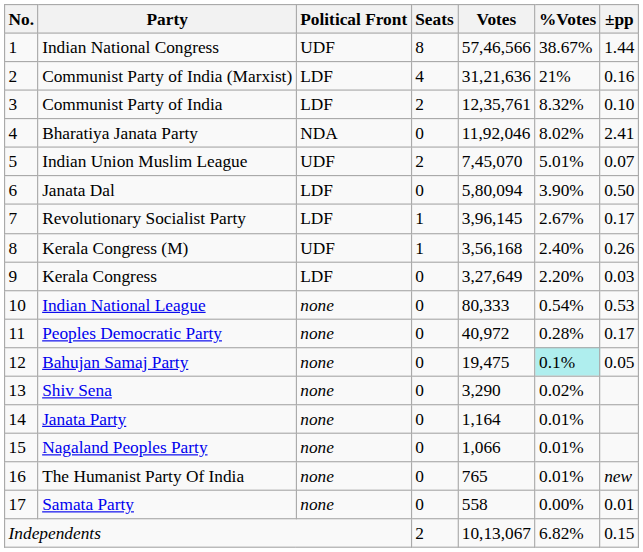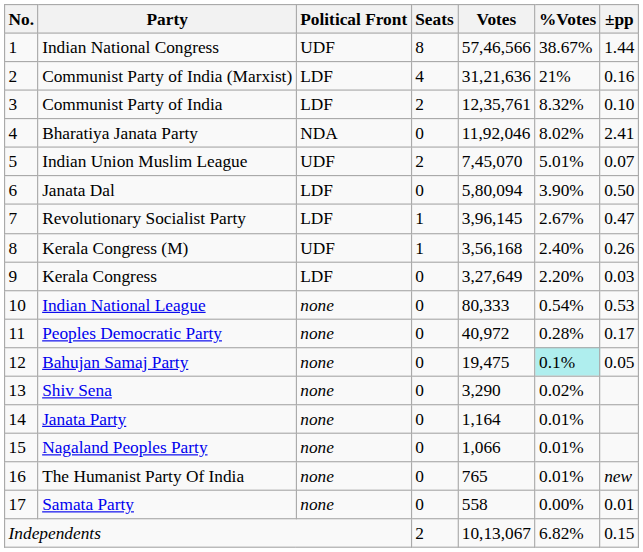(619, 218) 0.17 -> (619, 218) 0.47
